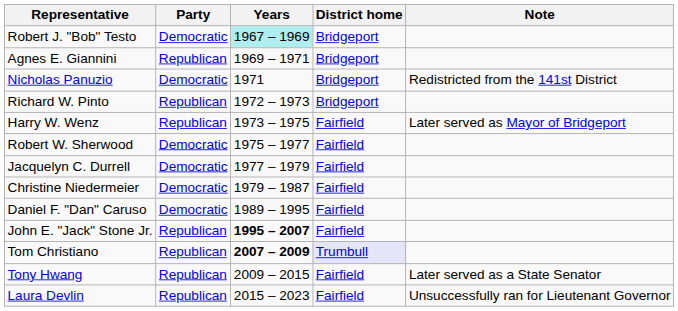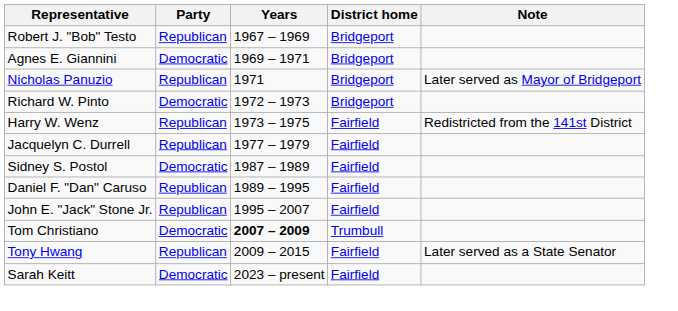(193, 36) Democratic -> (193, 36) Republican
(272, 36) paleturquoise background -> (272, 36) no background
(193, 58) Republican -> (193, 58) Democratic
(193, 79) Democratic -> (193, 79) Republican
(513, 79) Redistricted from the 141st District -> (533, 79) Later served as Mayor of Bridgeport
(193, 101) Republican -> (193, 101) Democratic
(517, 123) Later served as Mayor of Bridgeport -> (528, 123) Redistricted from the 141st District
- row: (70, 144)
(193, 166) Democratic -> (193, 144) Republican
- row: (73, 187)
+ row: (57, 166)
(193, 209) Democratic -> (193, 187) Republican
(272, 230) bold -> (272, 209) normal
(193, 252) Republican -> (193, 230) Democratic
(342, 252) lavender background -> (357, 230) no background
- row: (46, 295)
+ row: (41, 274)
